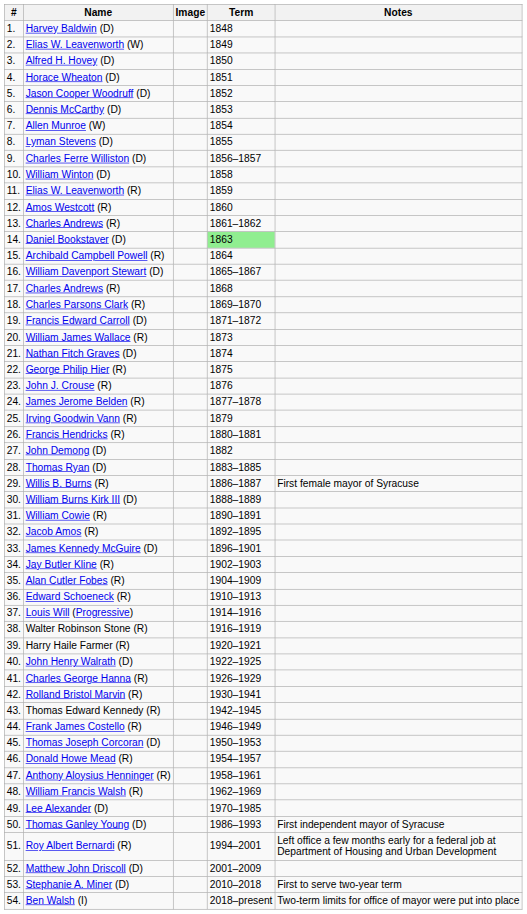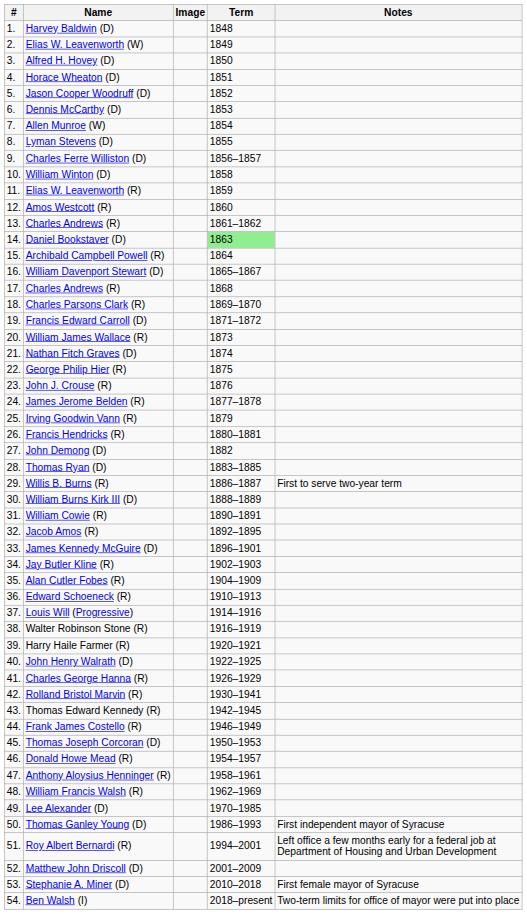(348, 483) First female mayor of Syracuse -> (339, 483) First to serve two-year term
(339, 884) First to serve two-year term -> (348, 884) First female mayor of Syracuse
